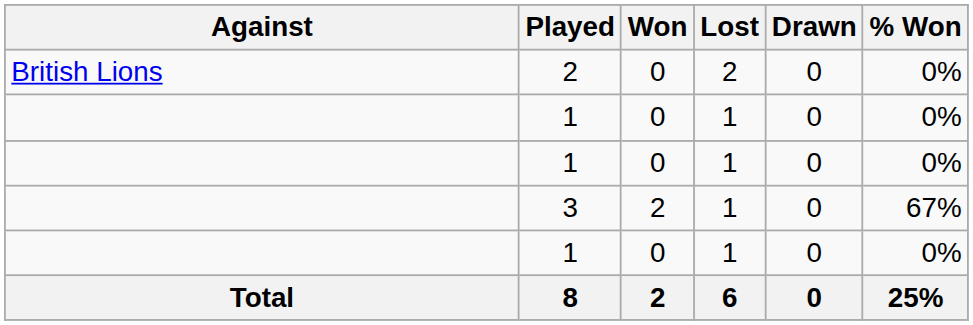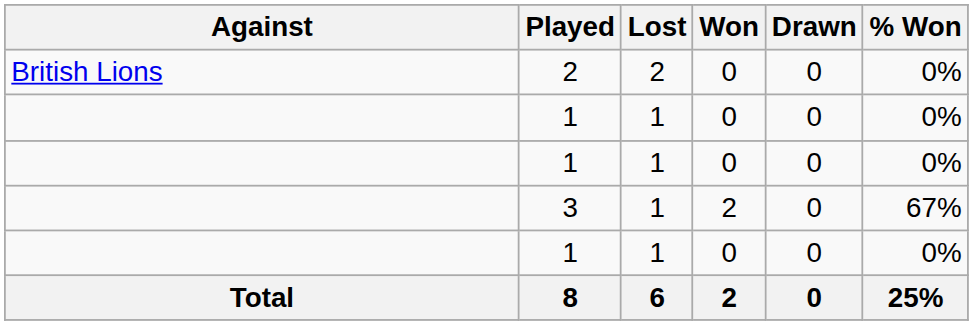columns swapped: (658, 26) <-> (730, 26)
